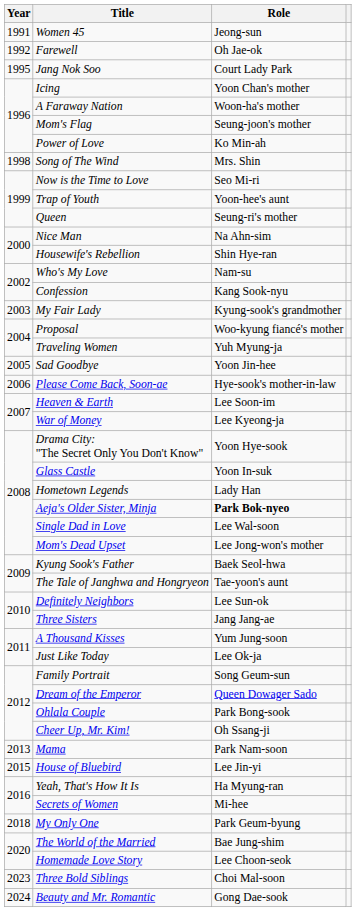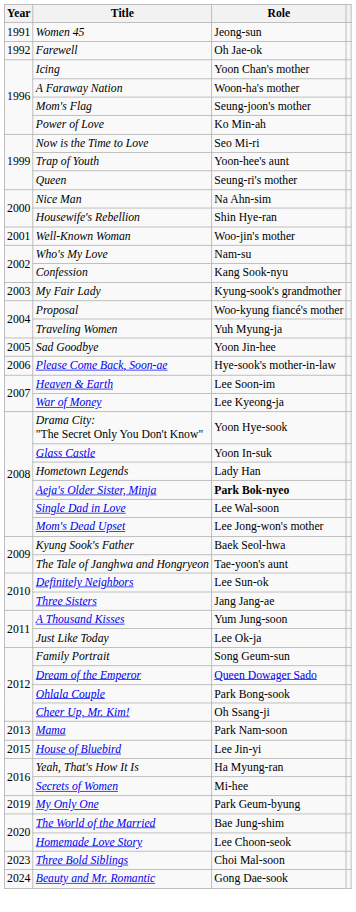- row: (68, 69)
- row: (77, 161)
+ row: (83, 236)
(19, 823) 2018 -> (19, 804) 2019
